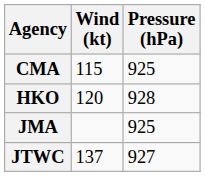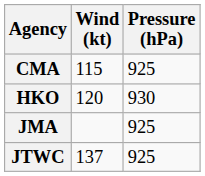(141, 98) 928 -> (141, 98) 930
(141, 156) 927 -> (141, 156) 925
